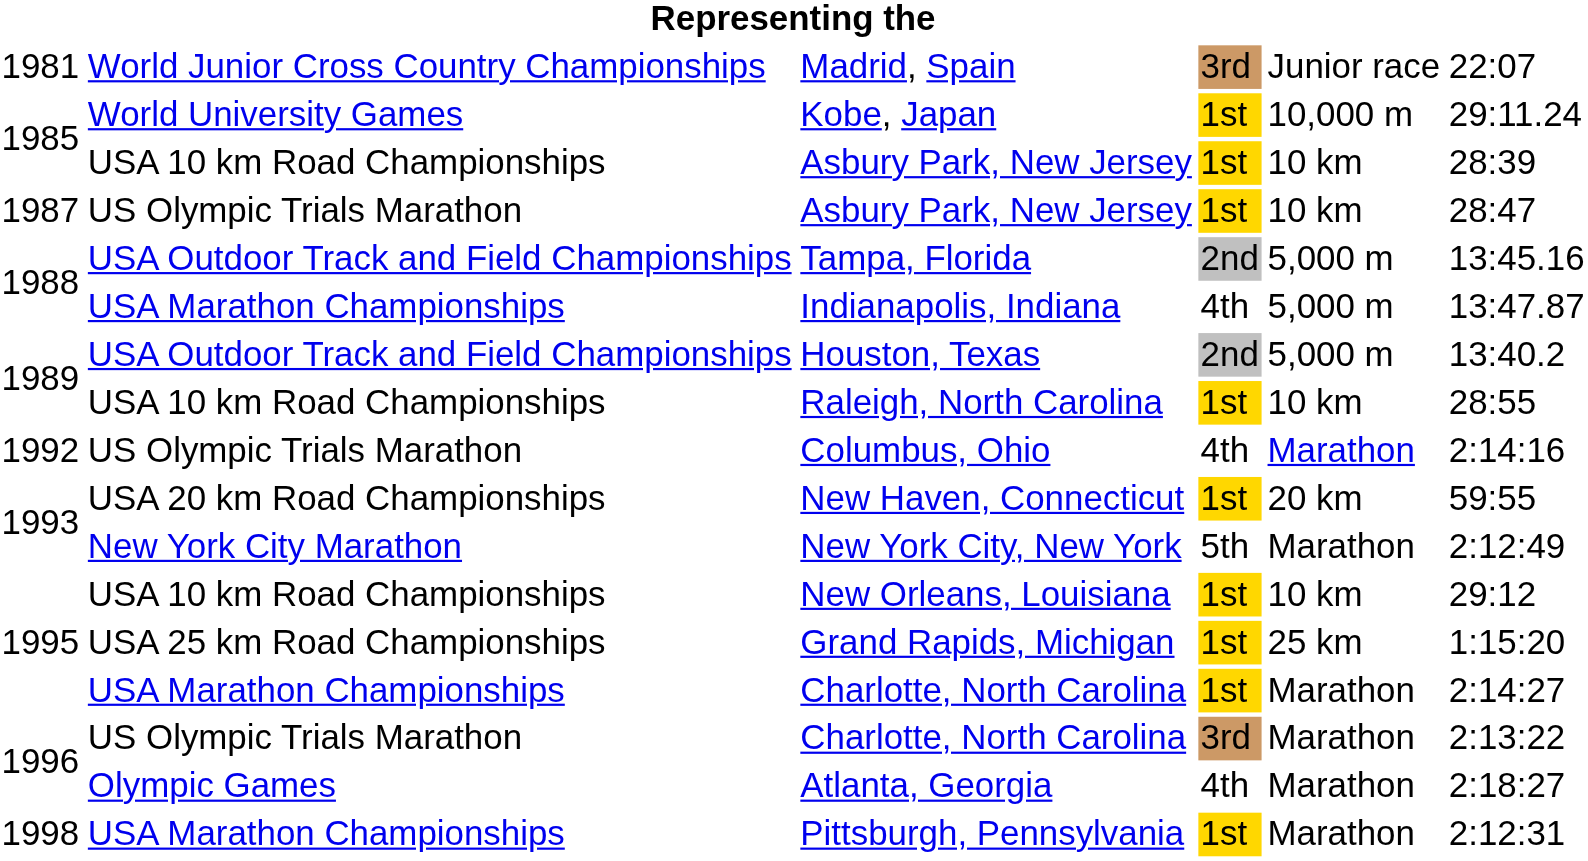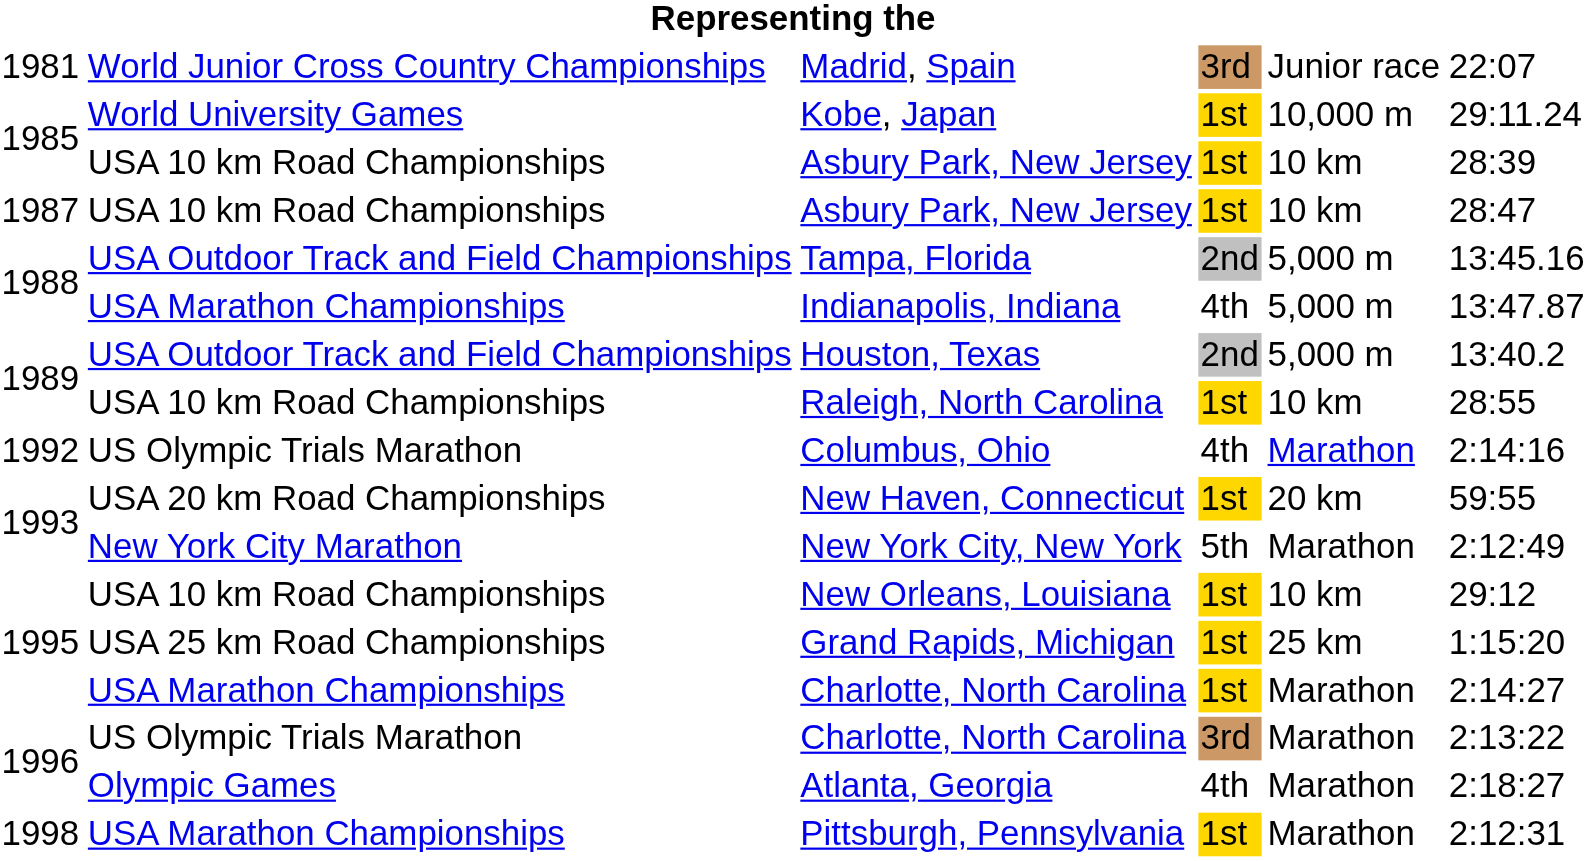(305, 210) US Olympic Trials Marathon -> (347, 210) USA 10 km Road Championships
